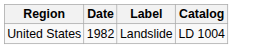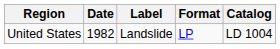+ column: (199, 14)
